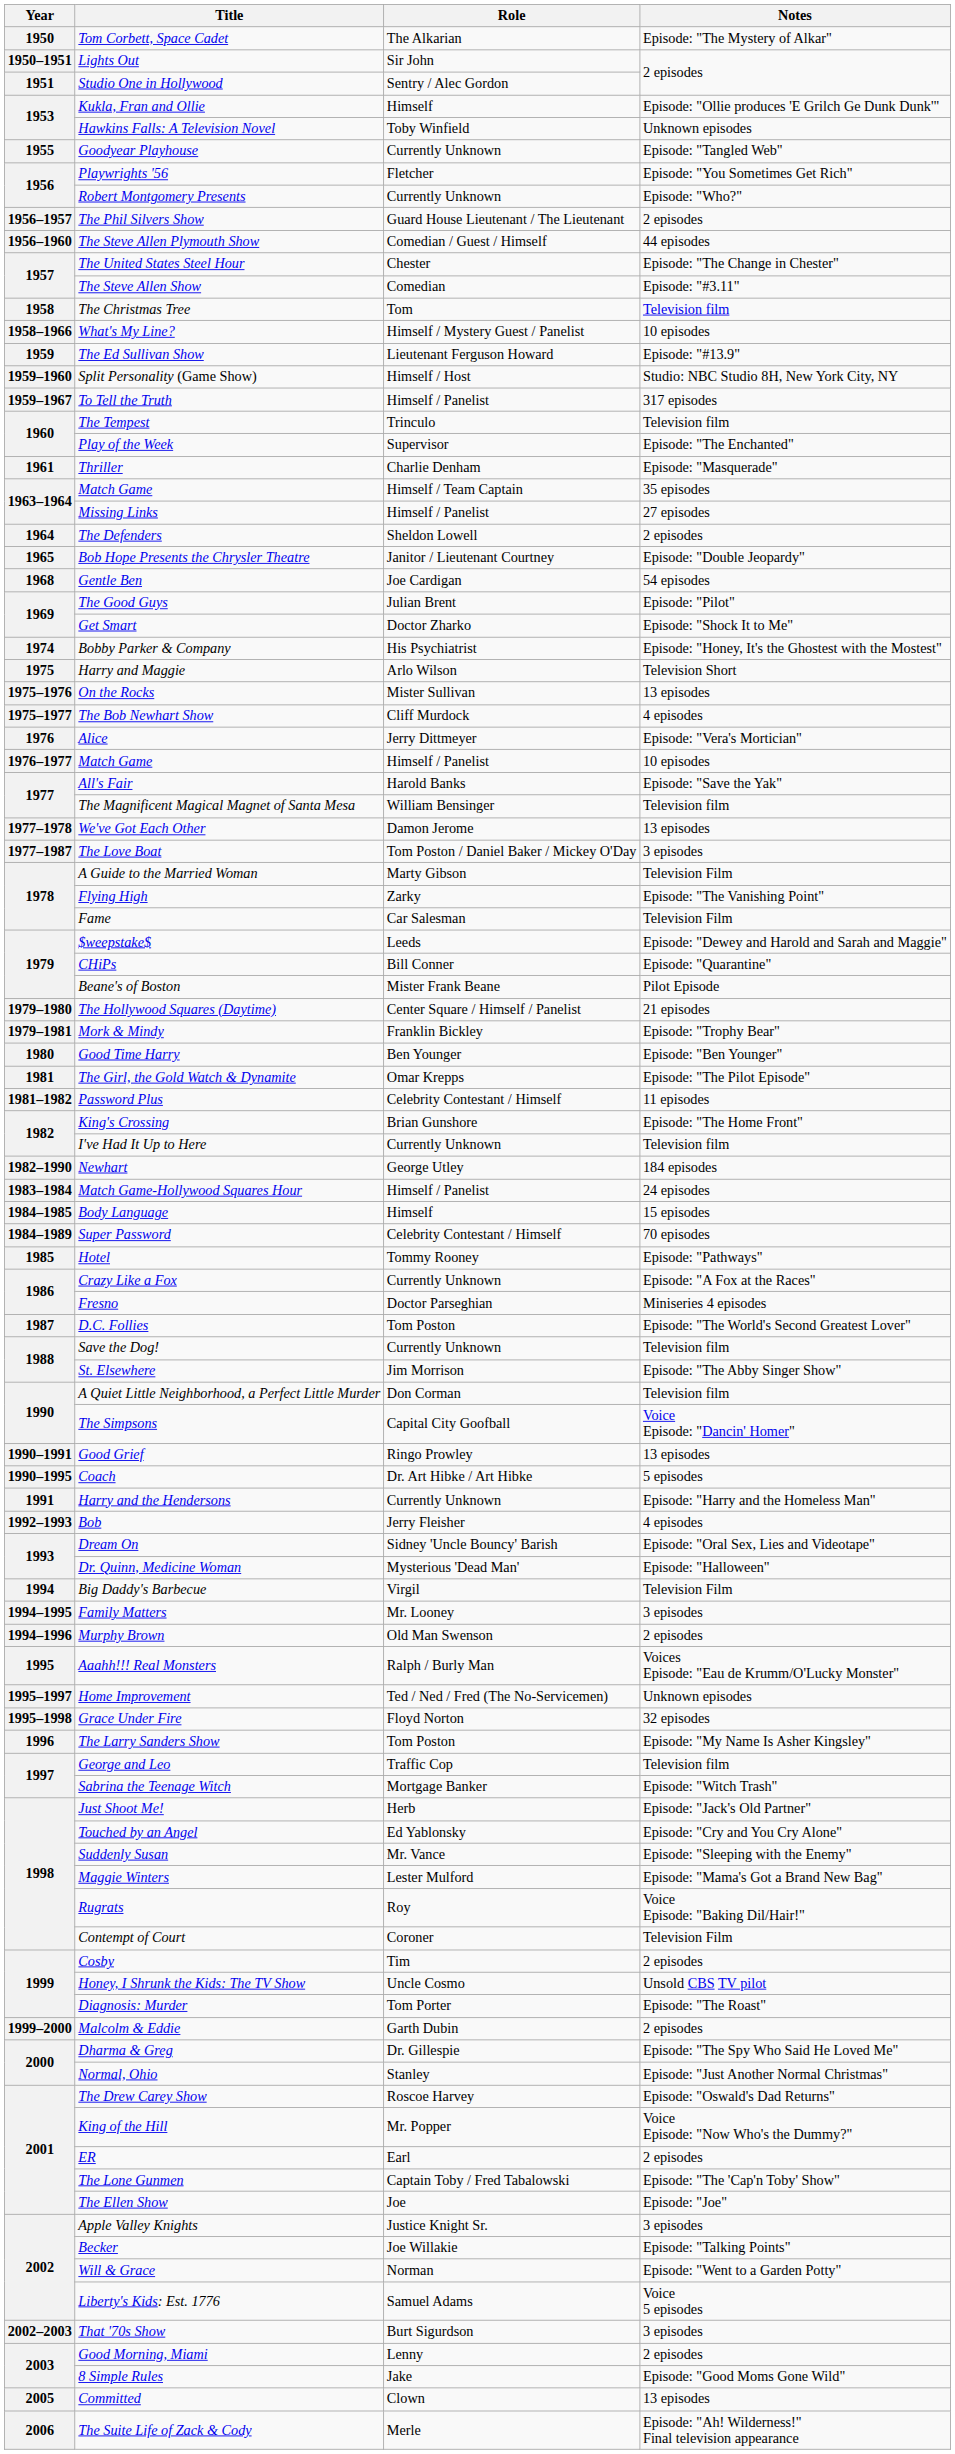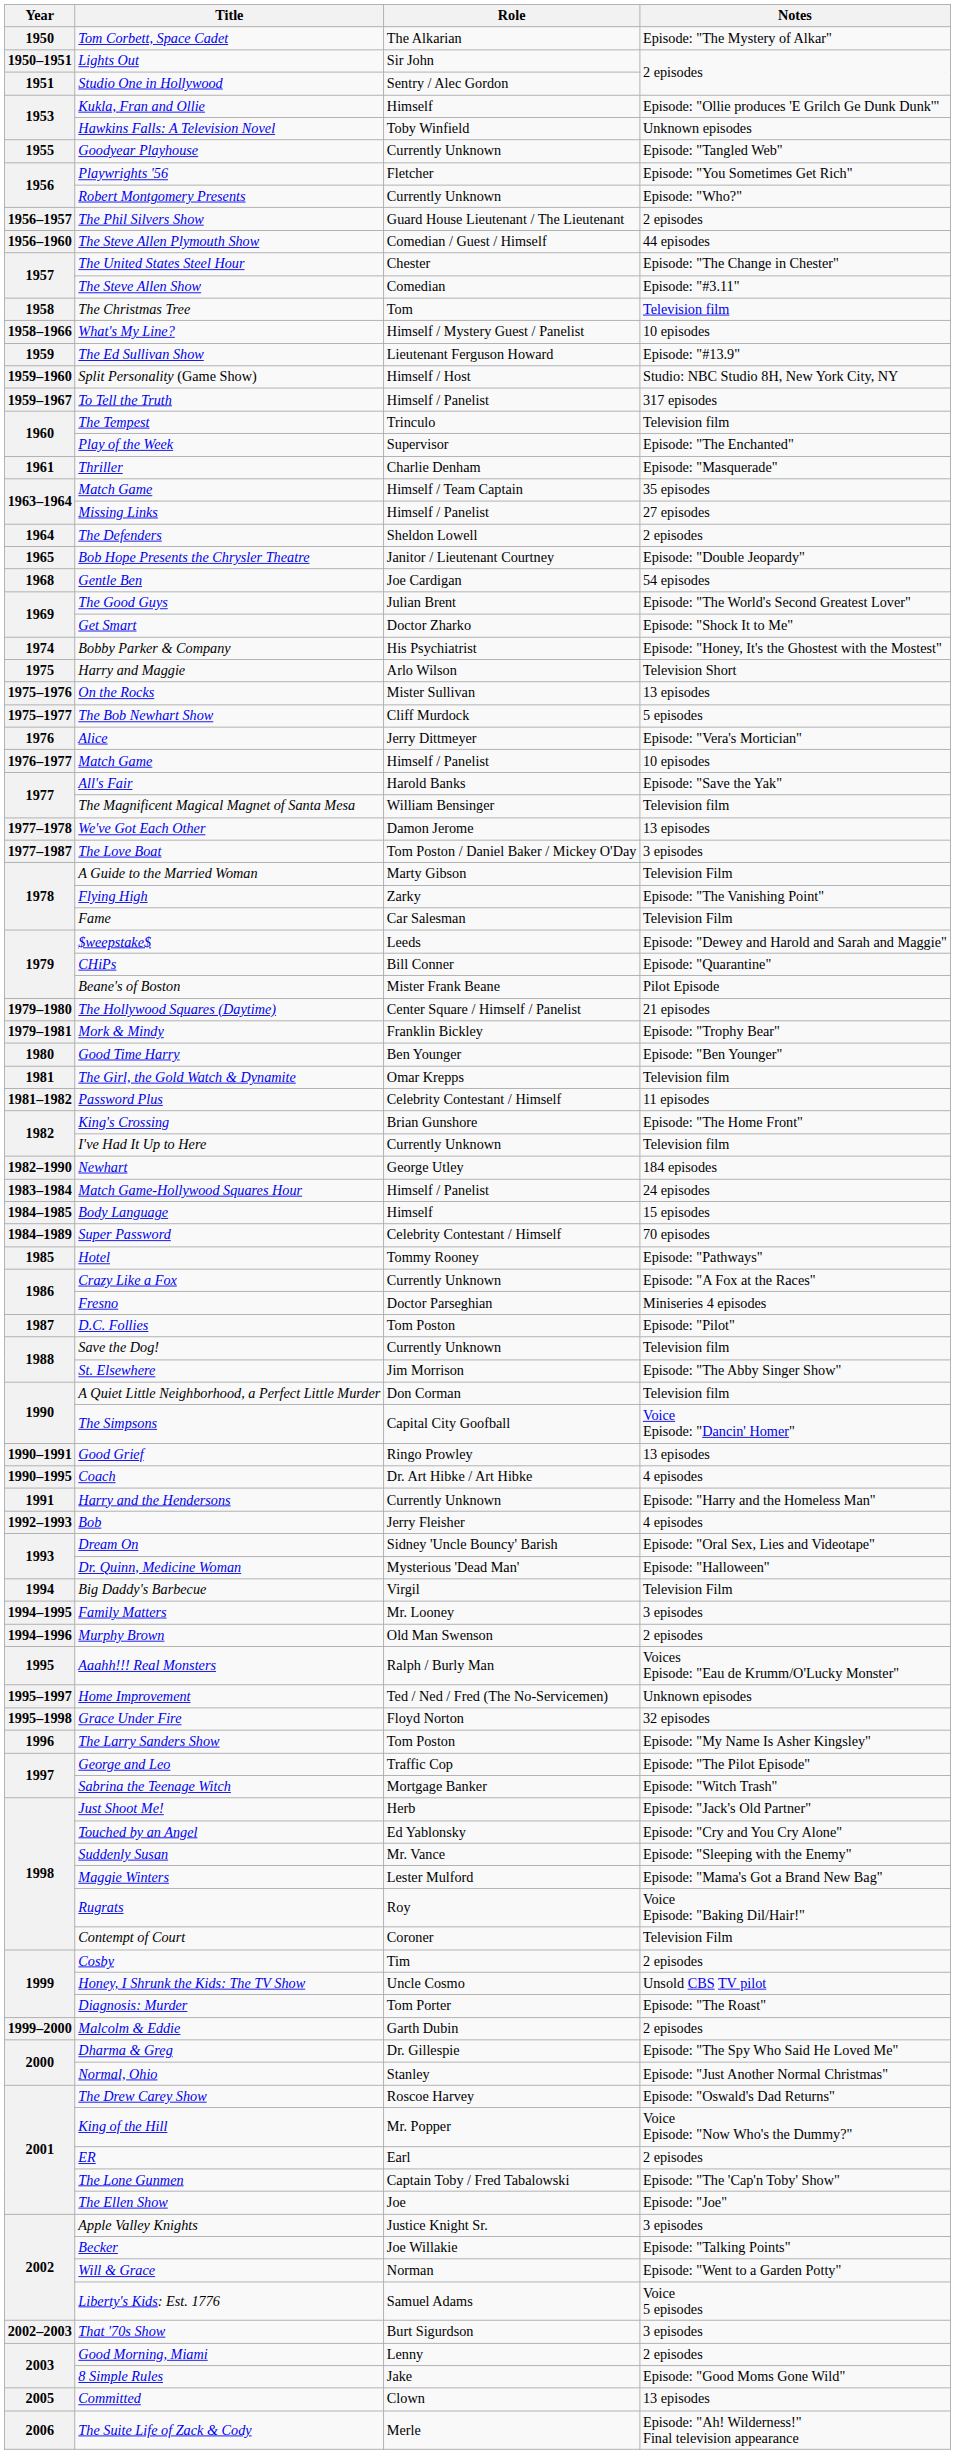(689, 602) Episode: "Pilot" -> (777, 602) Episode: "The World's Second Greatest Lover"
(673, 715) 4 episodes -> (673, 715) 5 episodes
(726, 1077) Episode: "The Pilot Episode" -> (686, 1077) Television film
(777, 1325) Episode: "The World's Second Greatest Lover" -> (689, 1325) Episode: "Pilot"
(673, 1477) 5 episodes -> (673, 1477) 4 episodes
(686, 1764) Television film -> (726, 1764) Episode: "The Pilot Episode"
